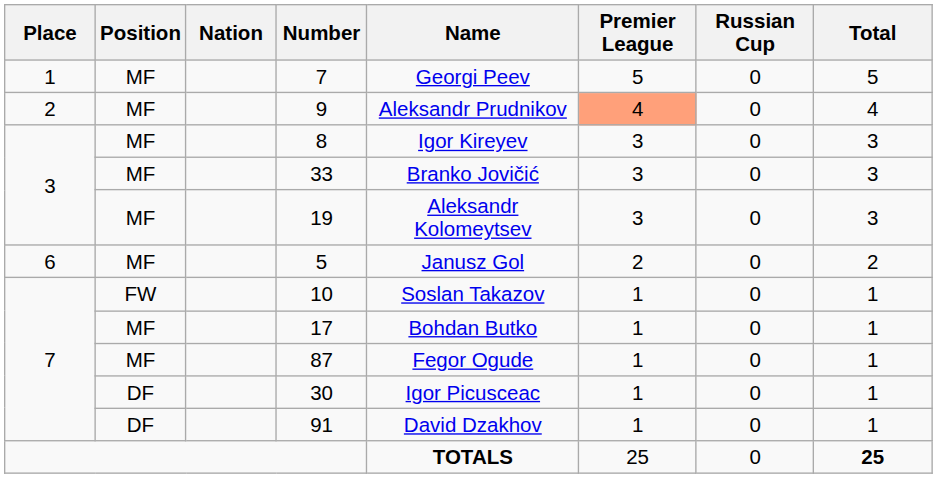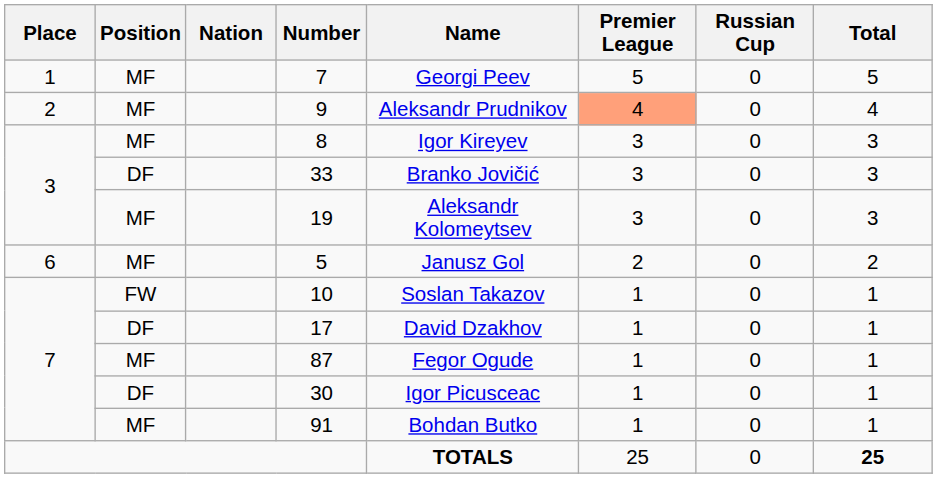(140, 174) MF -> (140, 174) DF
(140, 327) MF -> (140, 327) DF
(473, 327) Bohdan Butko -> (473, 327) David Dzakhov
(140, 424) DF -> (140, 424) MF
(473, 424) David Dzakhov -> (473, 424) Bohdan Butko
